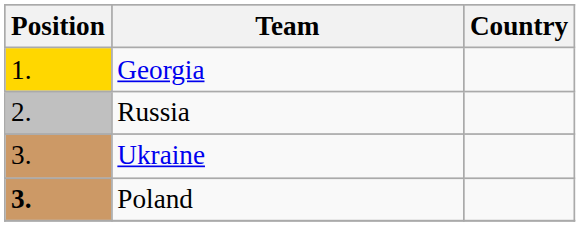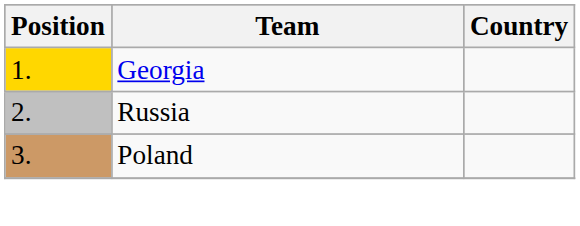- row: (161, 155)
(21, 198) bold -> (21, 155) normal
